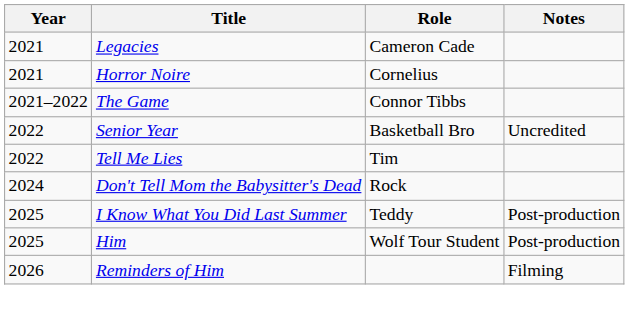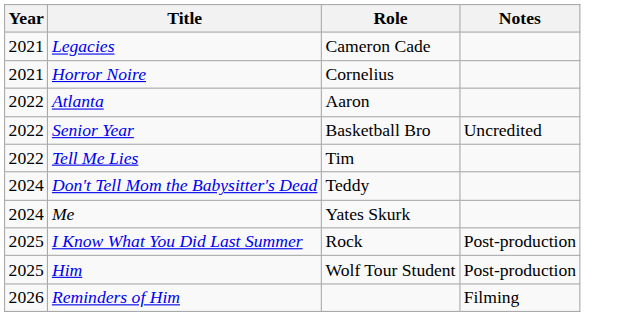- row: (132, 102)
+ row: (78, 102)
(388, 185) Rock -> (347, 185) Teddy
+ row: (63, 213)
(391, 213) Teddy -> (344, 241) Rock
